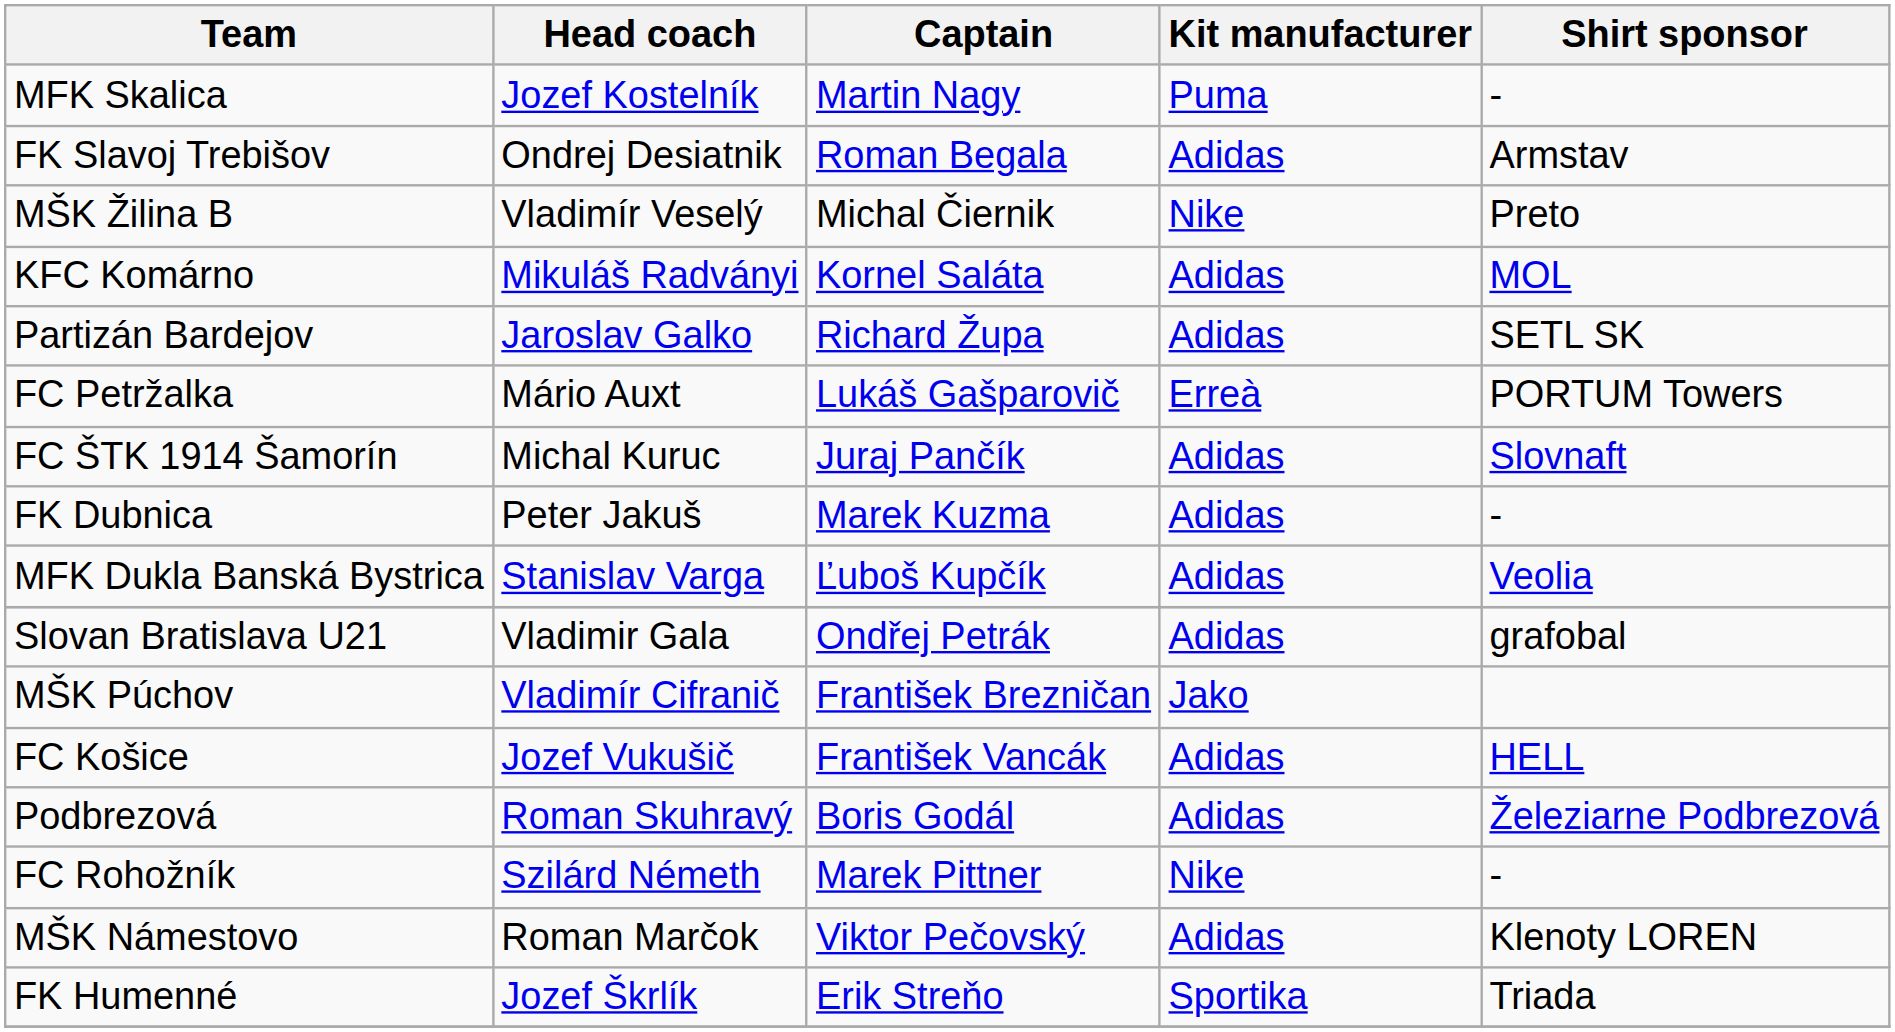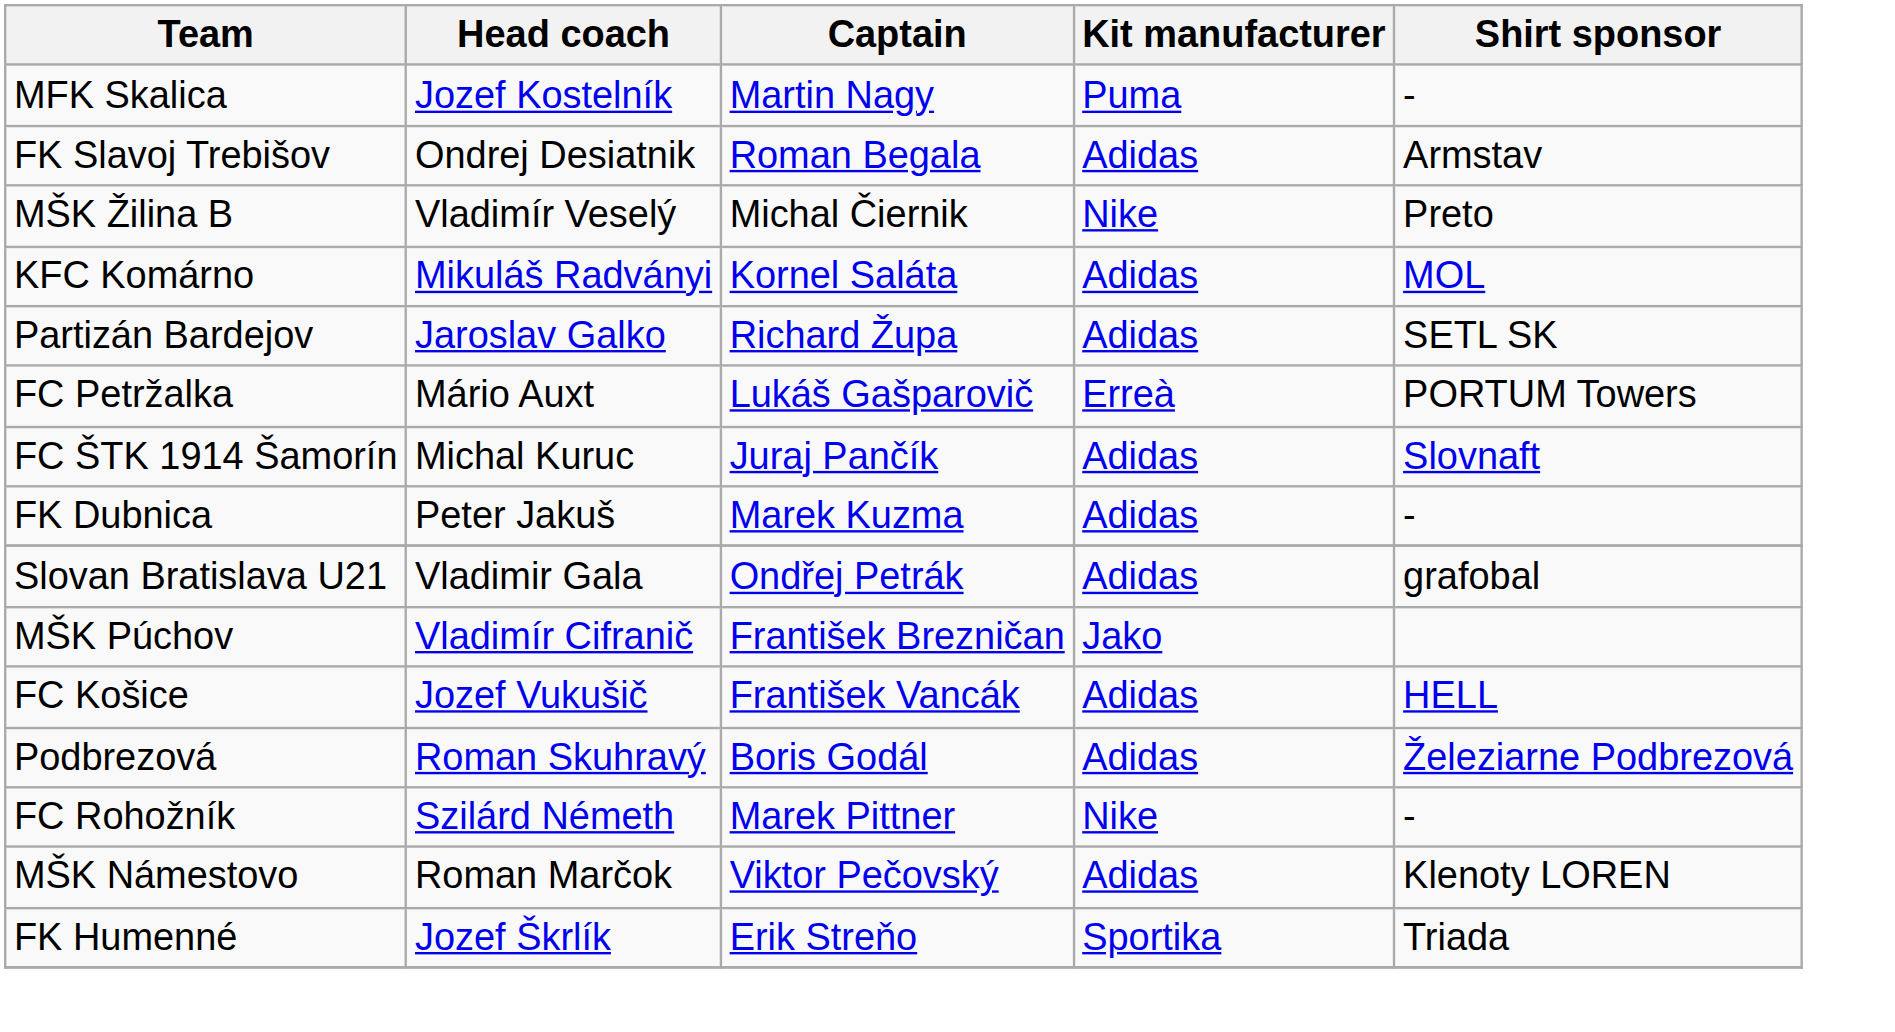- row: (249, 575)
